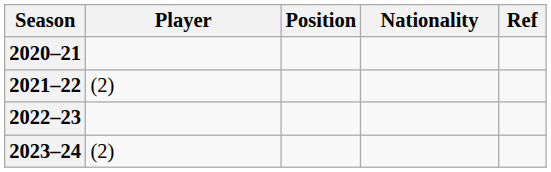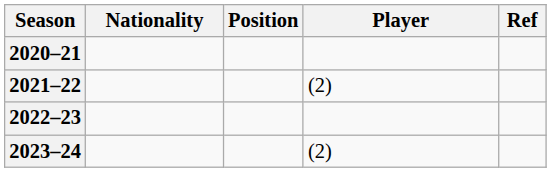columns swapped: (183, 20) <-> (430, 20)
